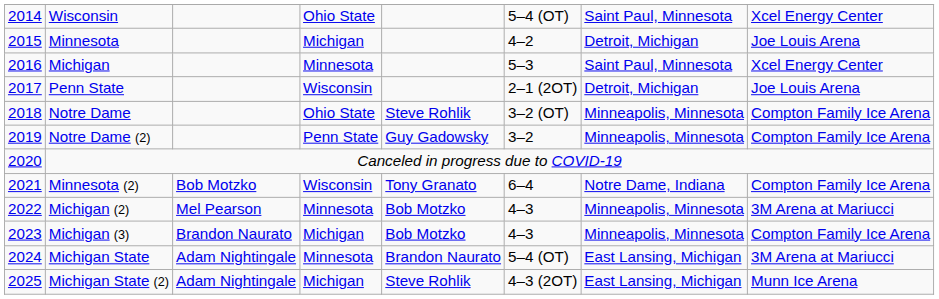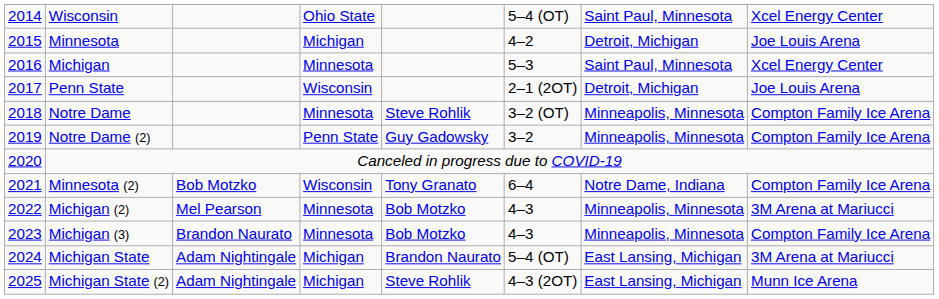(339, 112) Ohio State -> (338, 112) Minnesota
(333, 233) Michigan -> (338, 233) Minnesota
(338, 257) Minnesota -> (333, 257) Michigan
